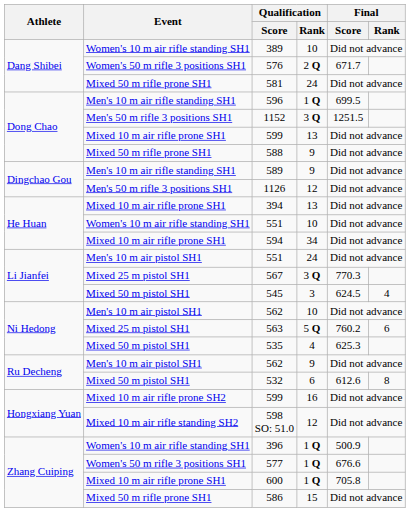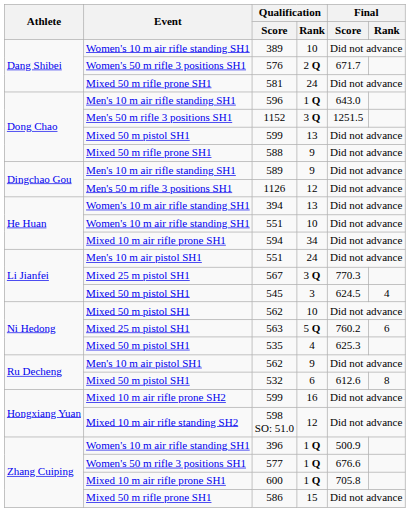(348, 100) 699.5 -> (348, 100) 643.0
(156, 135) Mixed 10 m air rifle prone SH1 -> (138, 135) Mixed 50 m pistol SH1
(156, 205) Mixed 10 m air rifle prone SH1 -> (168, 205) Women's 10 m air rifle standing SH1
(144, 310) Men's 10 m air pistol SH1 -> (138, 310) Mixed 50 m pistol SH1
